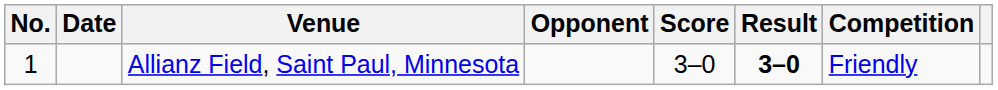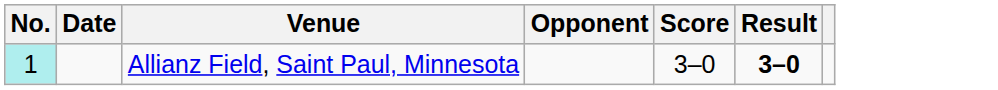- column: (901, 24)
(31, 63) no background -> (31, 63) paleturquoise background
